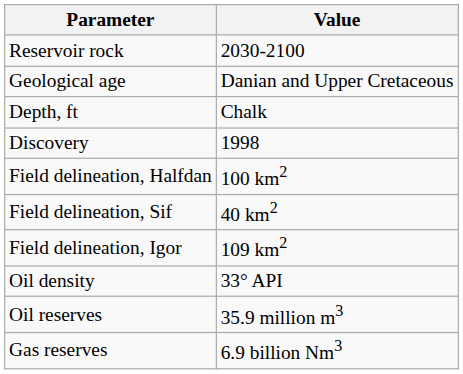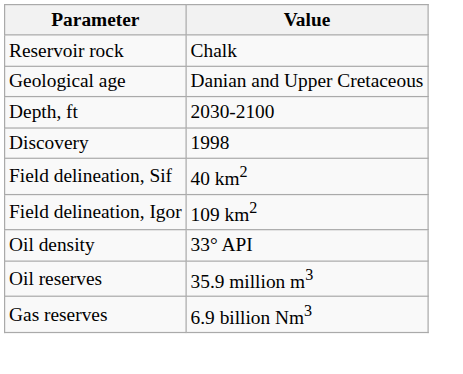(263, 50) 2030-2100 -> (214, 50) Chalk
(244, 111) Chalk -> (233, 111) 2030-2100
- row: (110, 175)
